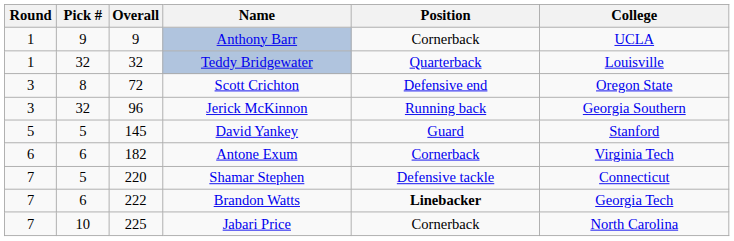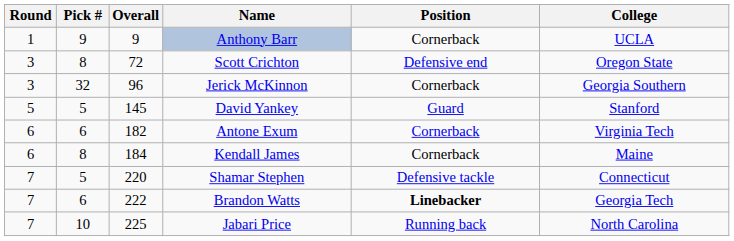- row: (257, 62)
(446, 108) Running back -> (446, 85) Cornerback
+ row: (257, 154)
(446, 223) Cornerback -> (446, 223) Running back
